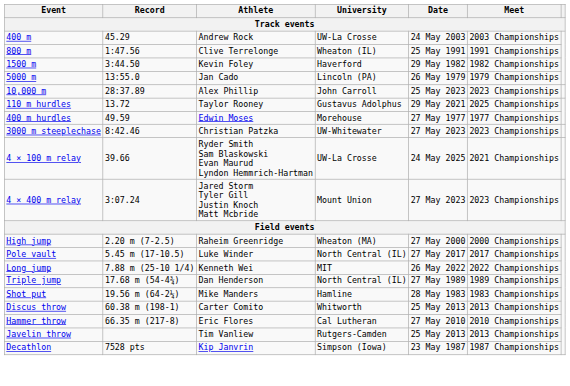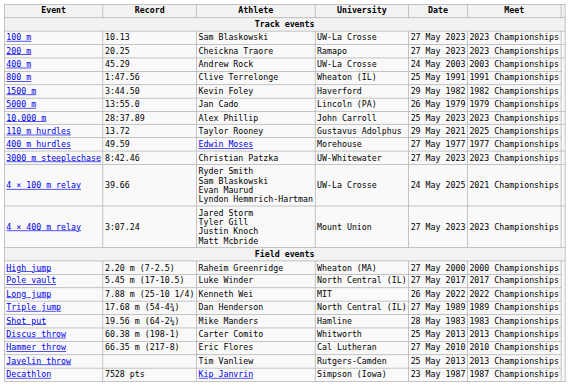+ row: (19, 38)
+ row: (19, 51)
